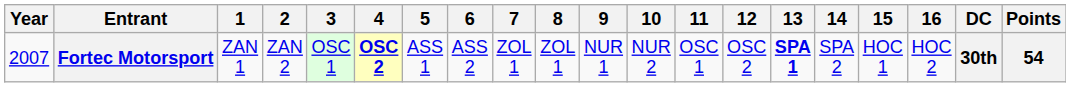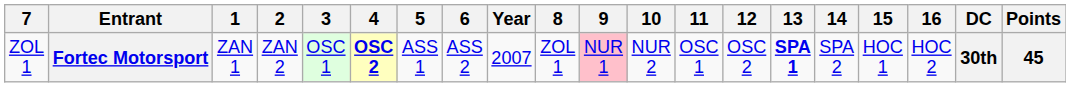columns swapped: (29, 19) <-> (514, 19)
(603, 57) no background -> (603, 57) pink background
(1034, 57) 54 -> (1034, 57) 45
